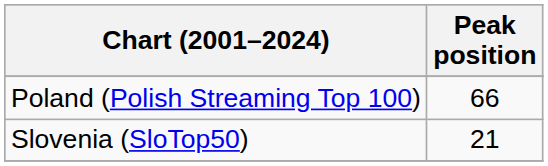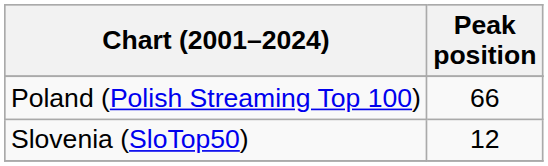(485, 139) 21 -> (485, 139) 12
